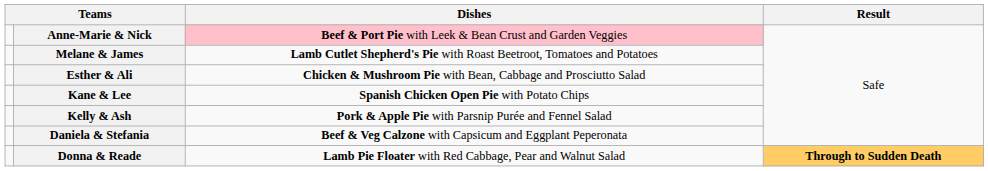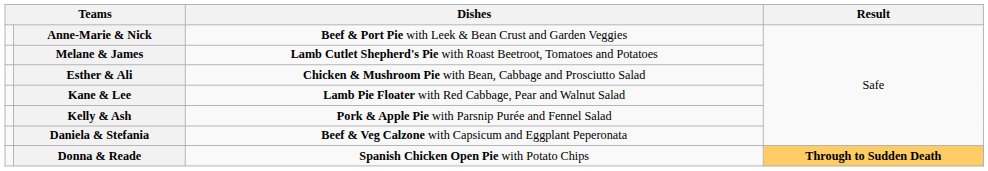(474, 35) pink background -> (474, 35) no background
(474, 95) Spanish Chicken Open Pie with Potato Chips -> (474, 95) Lamb Pie Floater with Red Cabbage, Pear and Walnut Salad
(474, 156) Lamb Pie Floater with Red Cabbage, Pear and Walnut Salad -> (474, 156) Spanish Chicken Open Pie with Potato Chips
